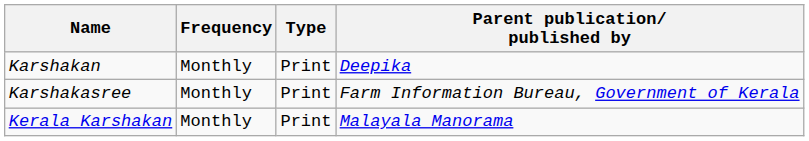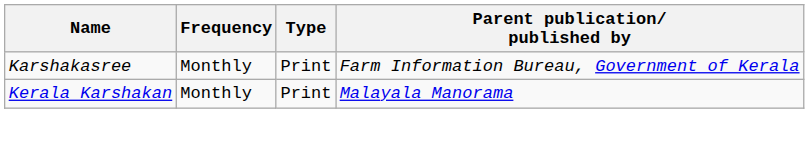- row: (55, 66)
